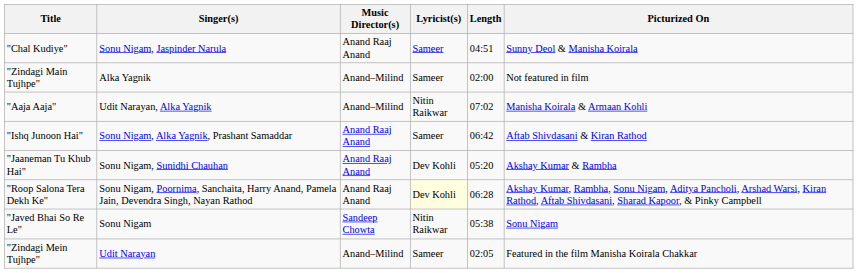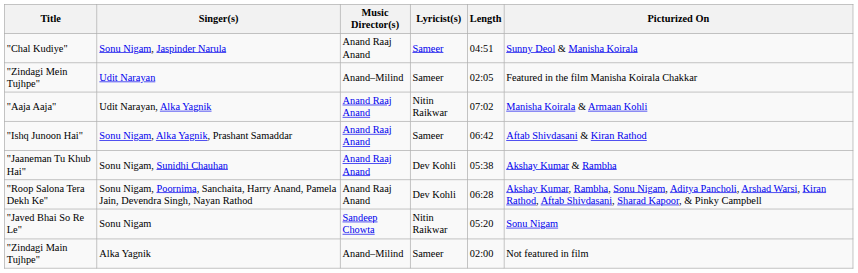rows swapped: (37, 253) <-> (37, 77)
(373, 107) Anand–Milind -> (367, 107) Anand Raaj Anand
(482, 165) 05:20 -> (482, 165) 05:38
(434, 195) lightyellow background -> (434, 195) no background
(482, 224) 05:38 -> (482, 224) 05:20
